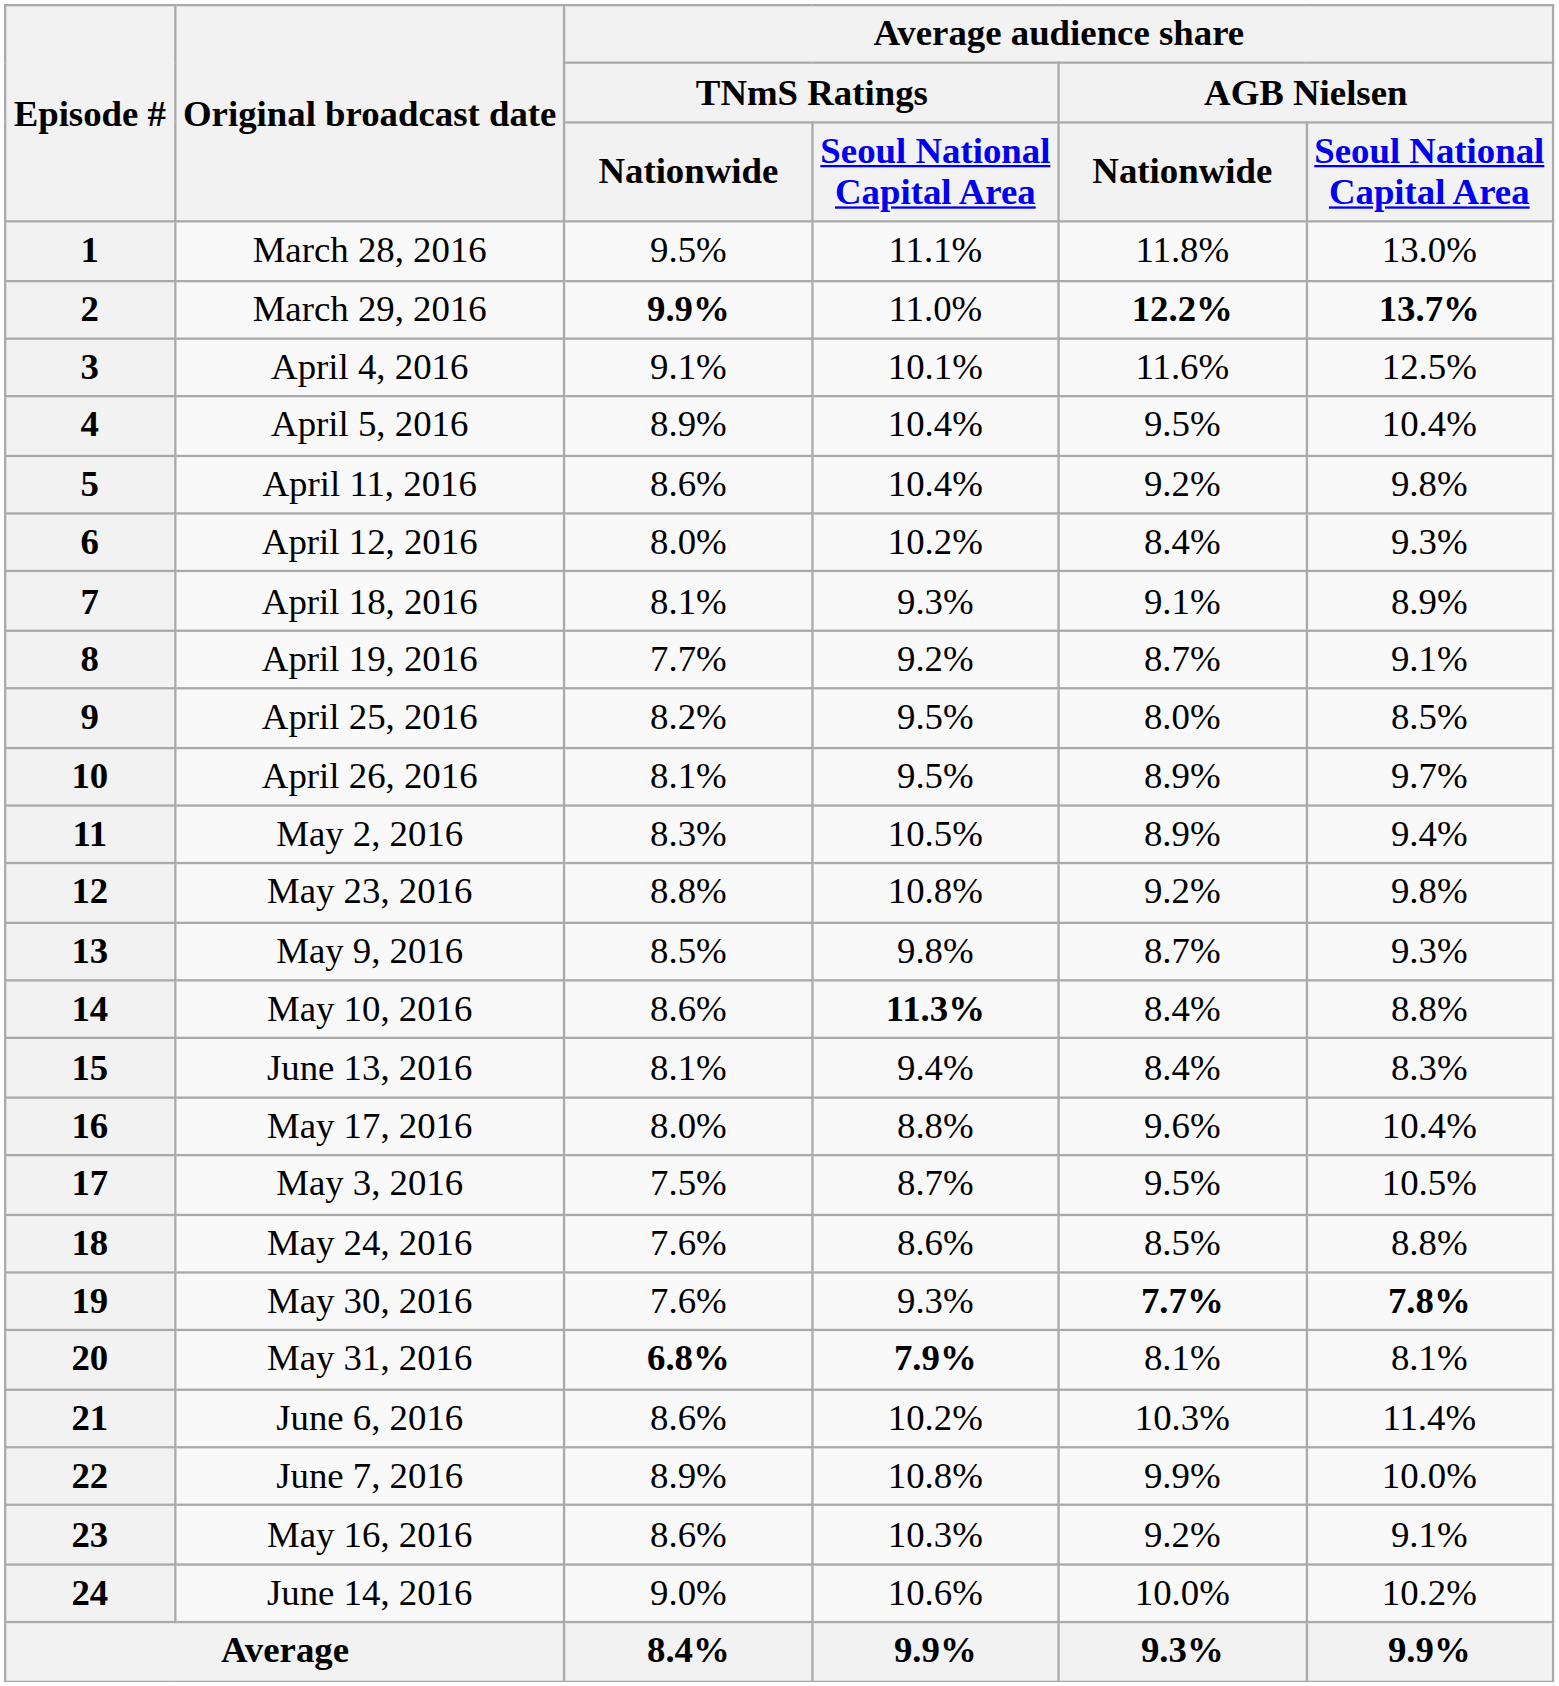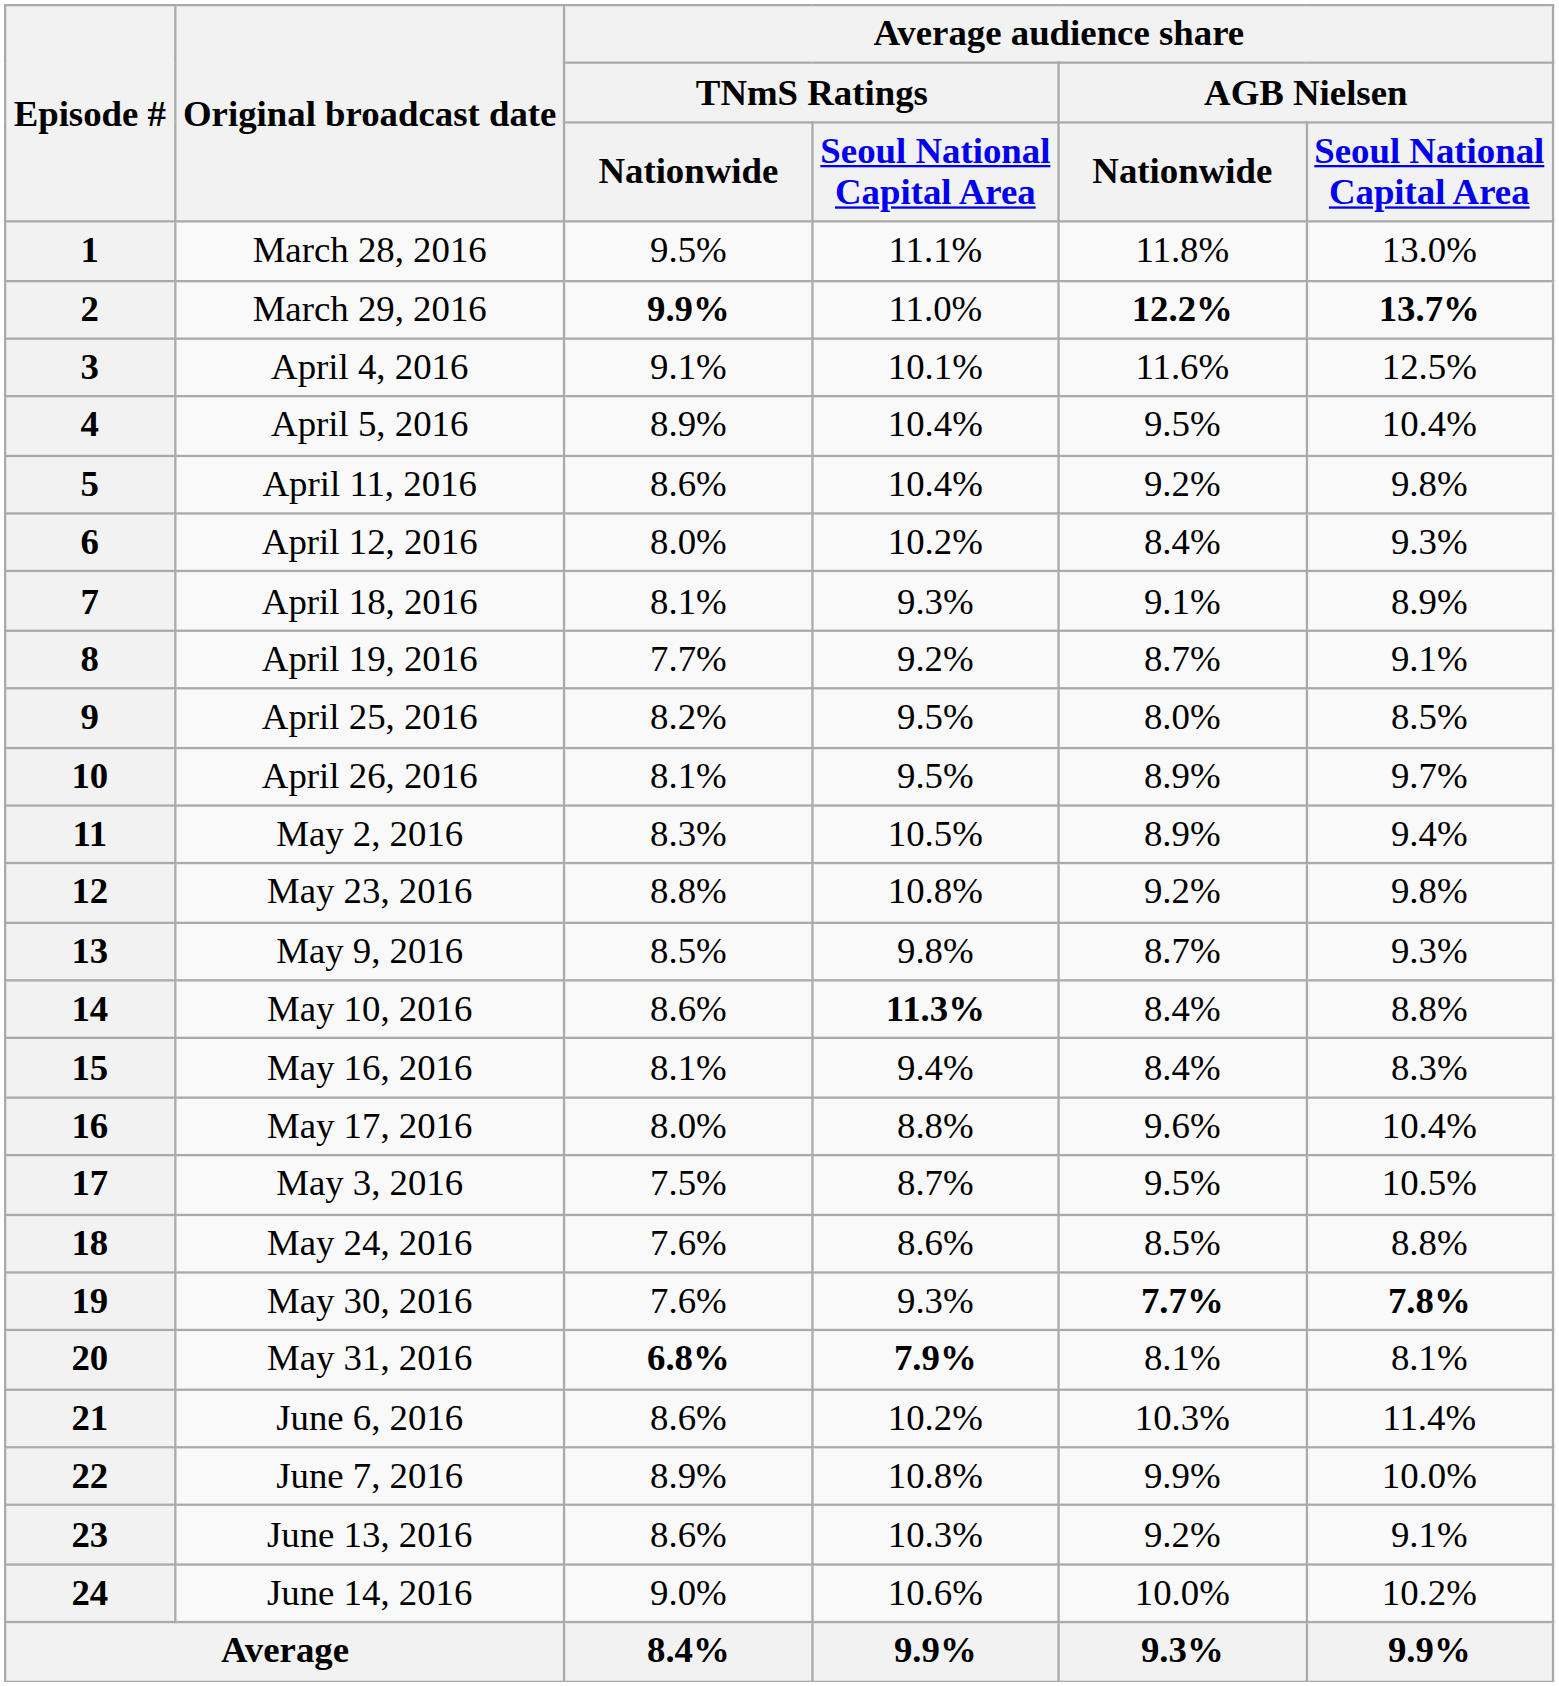(370, 1067) June 13, 2016 -> (370, 1067) May 16, 2016
(370, 1534) May 16, 2016 -> (370, 1534) June 13, 2016
